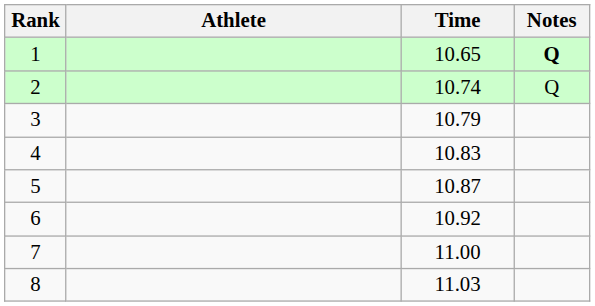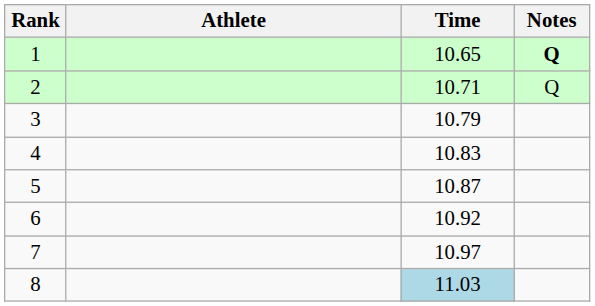(458, 86) 10.74 -> (458, 86) 10.71
(458, 251) 11.00 -> (458, 251) 10.97
(458, 284) no background -> (458, 284) lightblue background
